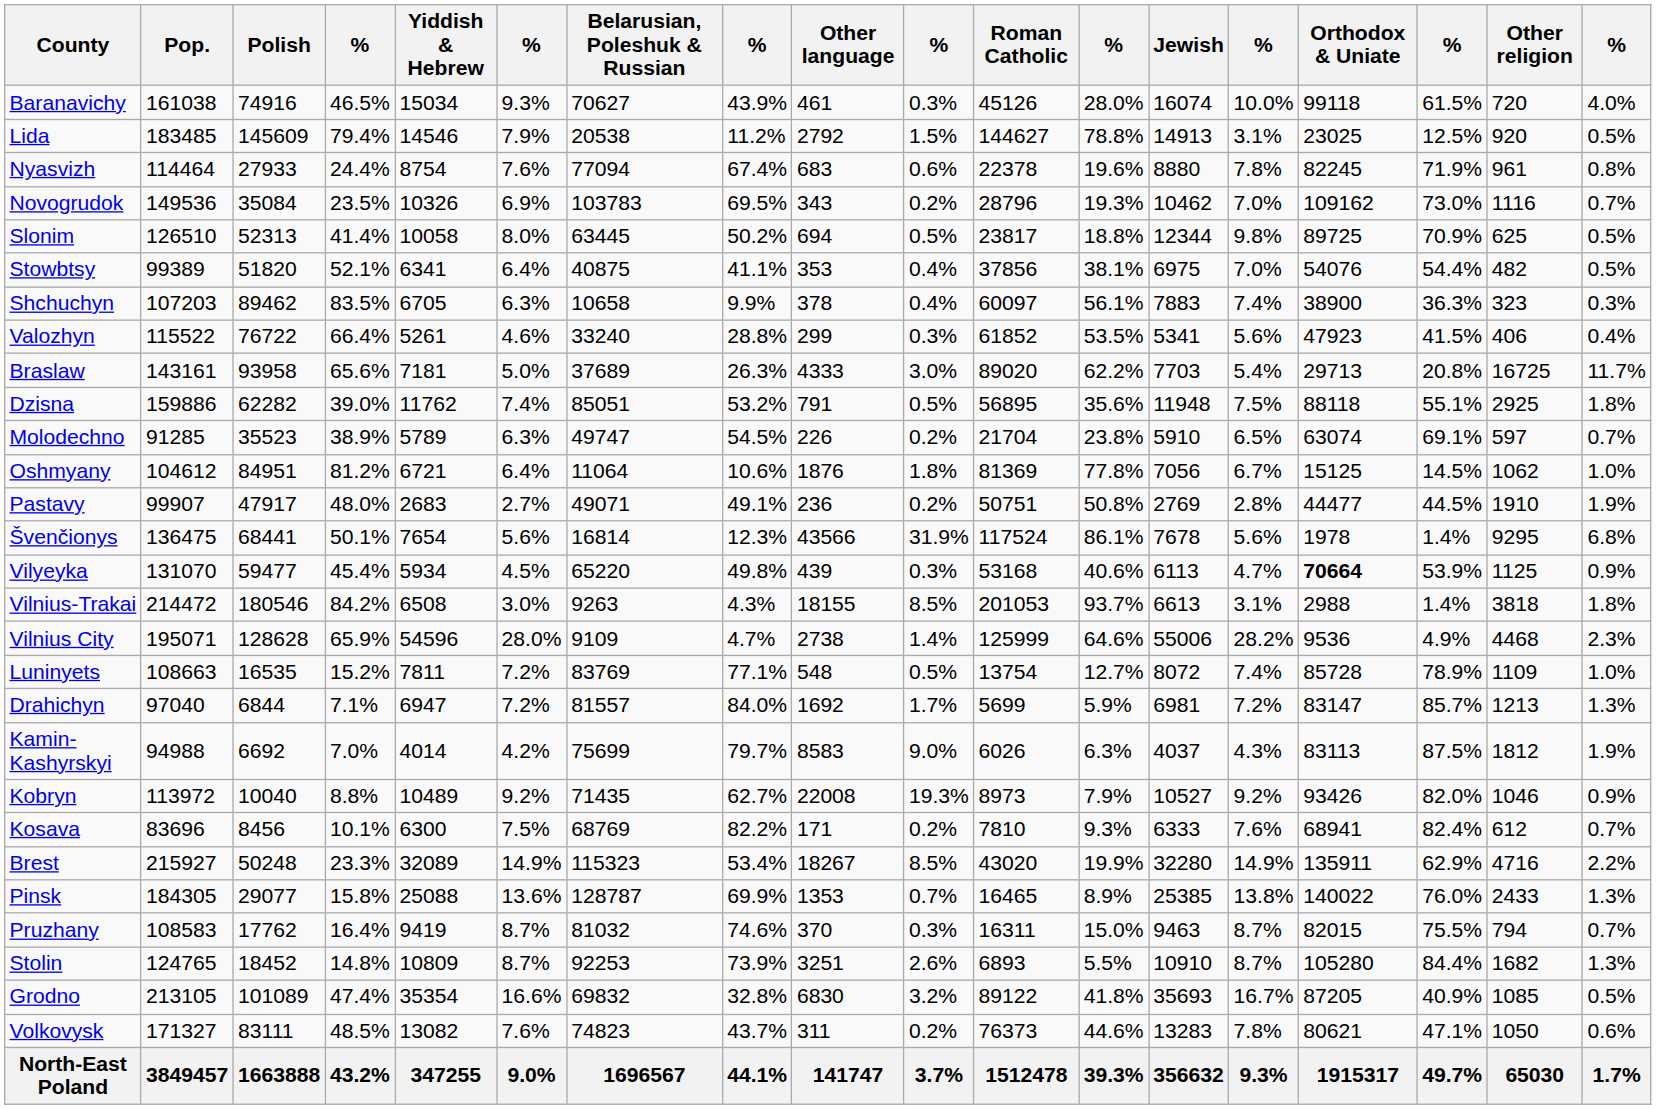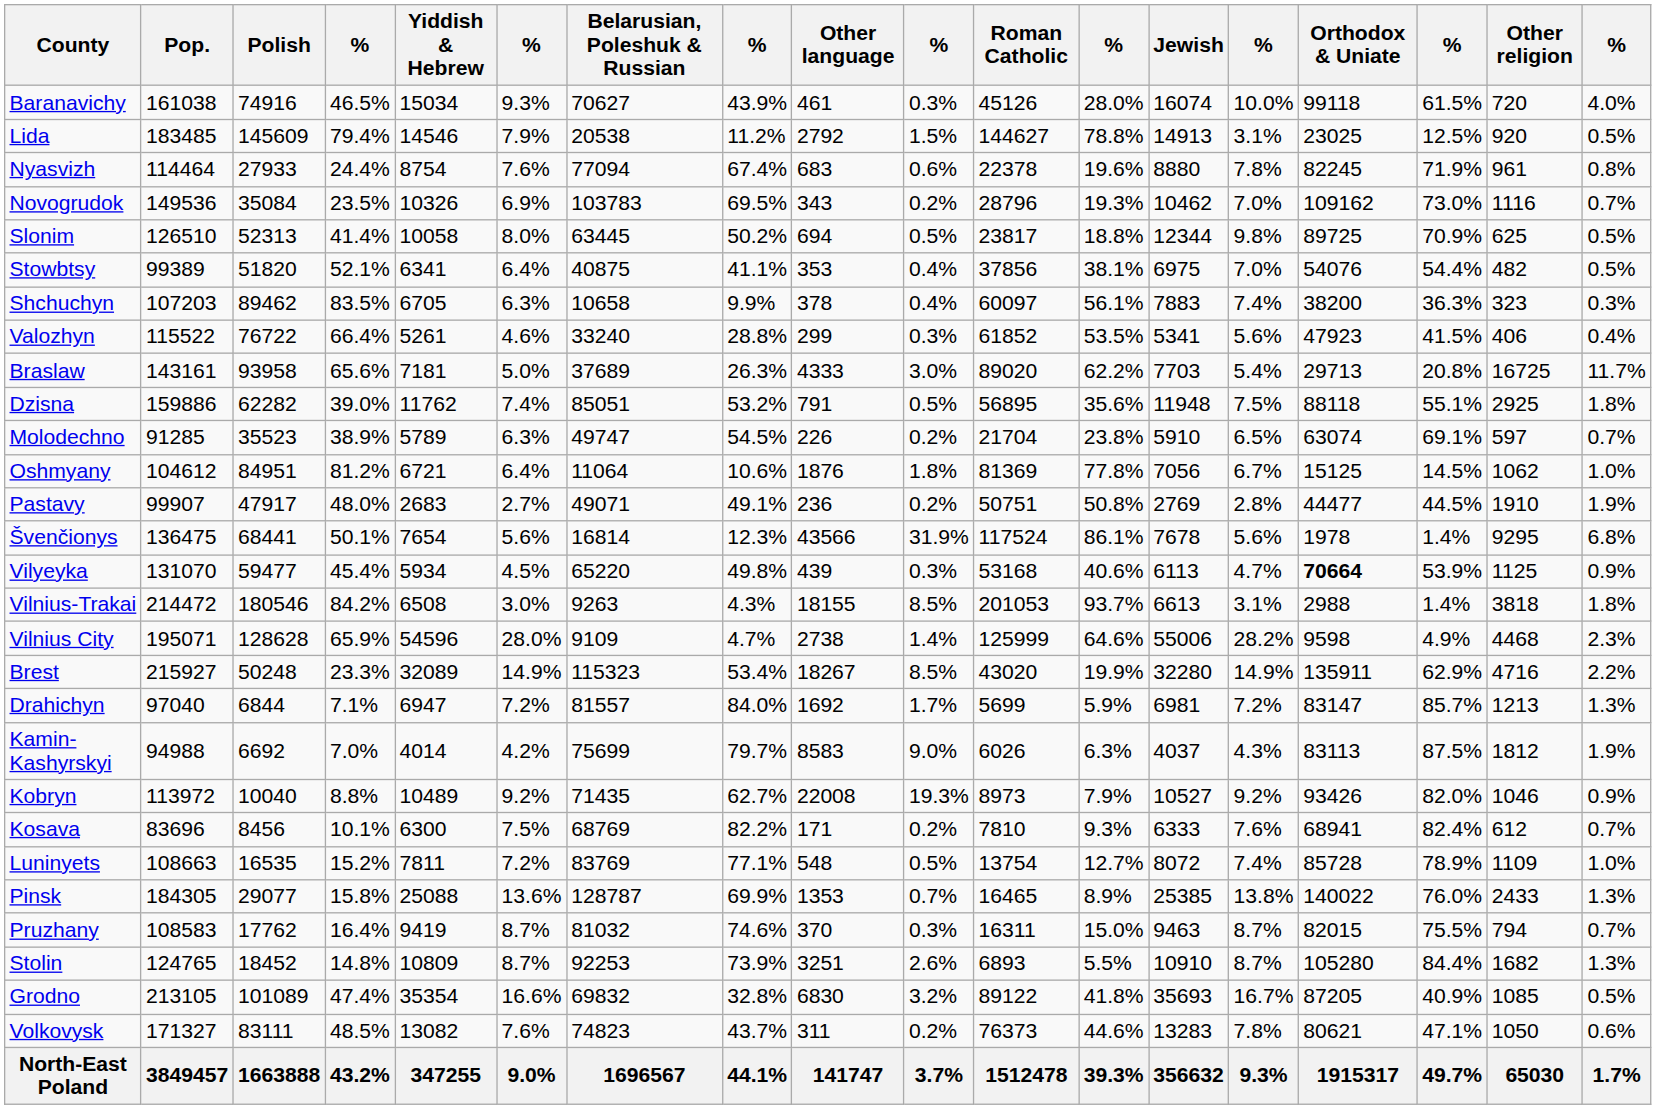(1333, 303) 38900 -> (1333, 303) 38200
(1327, 638) 9536 -> (1327, 638) 9598
rows swapped: (34, 862) <-> (55, 671)
